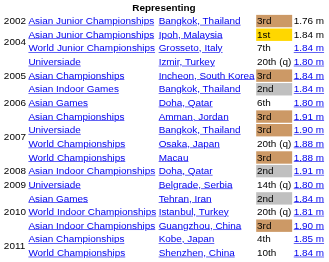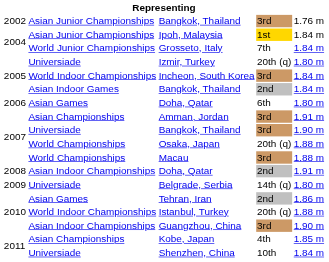(76, 75) Asian Championships -> (92, 75) World Indoor Championships
(309, 198) 1.84 m -> (309, 198) 1.86 m
(309, 212) 1.81 m -> (309, 212) 1.88 m
(77, 253) World Championships -> (55, 253) Universiade
